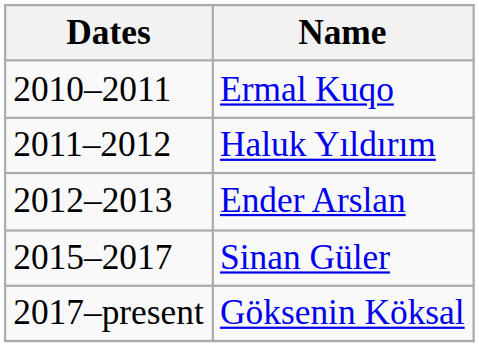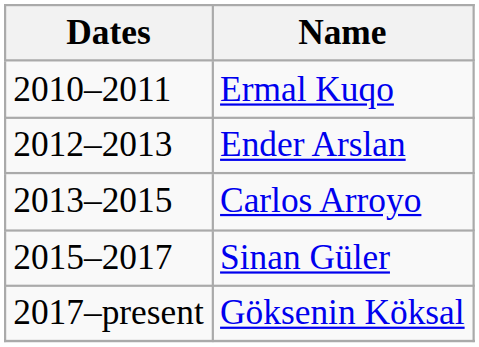- row: (328, 144)
+ row: (321, 200)
